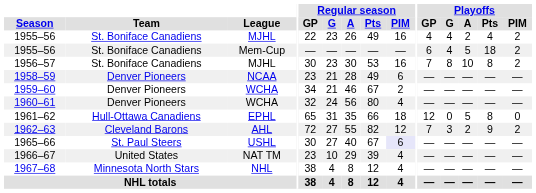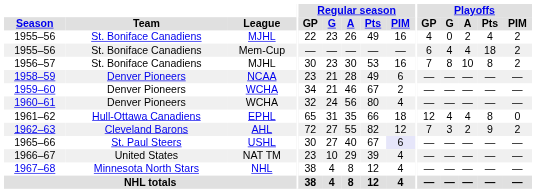(450, 37) 4 -> (450, 37) 0
(468, 50) 5 -> (468, 50) 4
(450, 116) 0 -> (450, 116) 4
(468, 116) 5 -> (468, 116) 4
